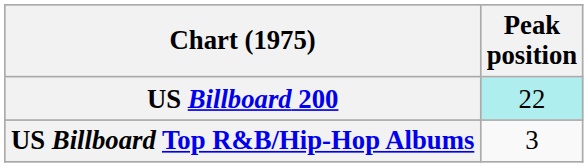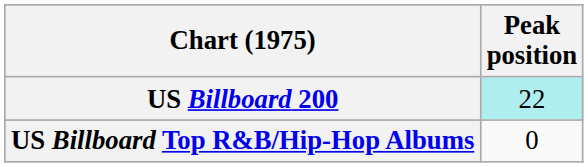(532, 140) 3 -> (532, 140) 0
